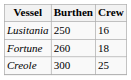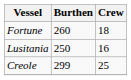rows swapped: (25, 48) <-> (28, 30)
(62, 65) 300 -> (62, 65) 299
